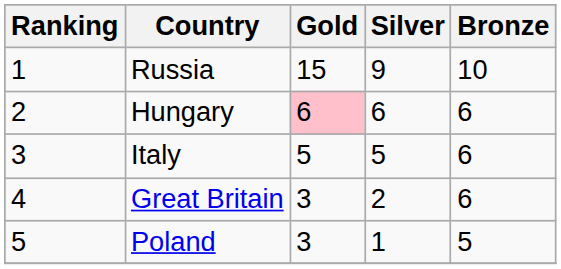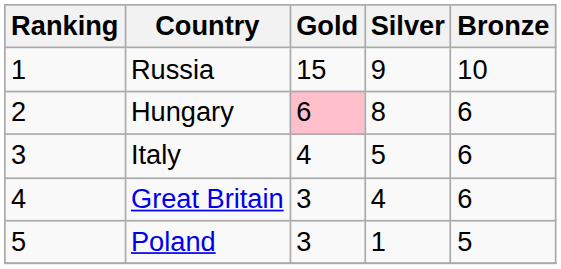(378, 112) 6 -> (378, 112) 8
(304, 155) 5 -> (304, 155) 4
(378, 198) 2 -> (378, 198) 4
